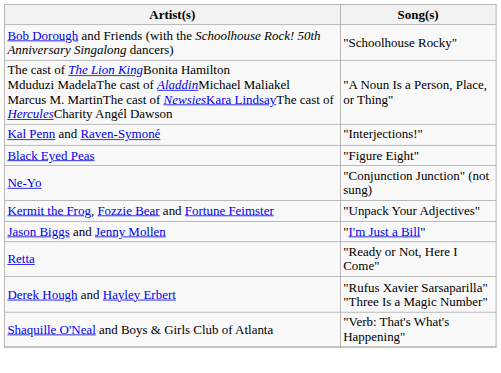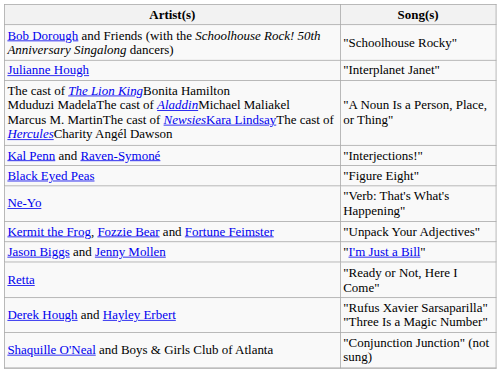+ row: (48, 70)
(416, 183) "Conjunction Junction" (not sung) -> (396, 203) "Verb: That's What's Happening"
(396, 329) "Verb: That's What's Happening" -> (416, 350) "Conjunction Junction" (not sung)
